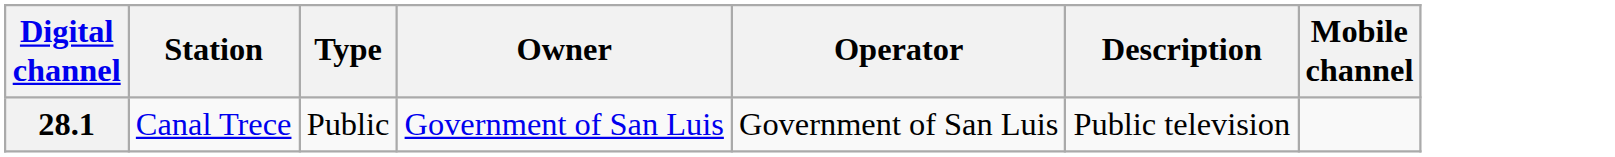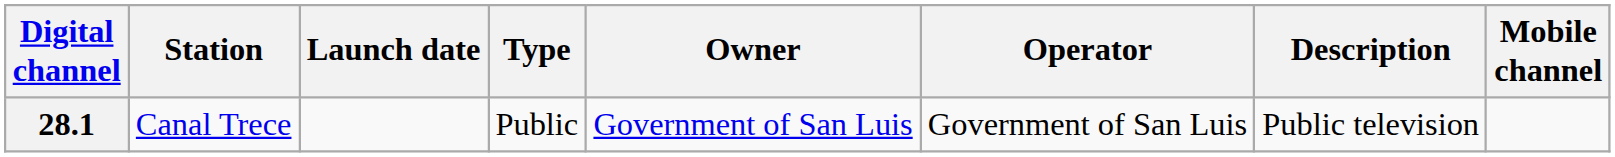+ column: (393, 50)
